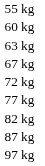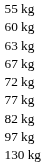- row: (19, 136)
+ row: (23, 155)
